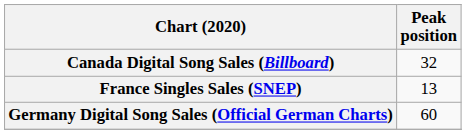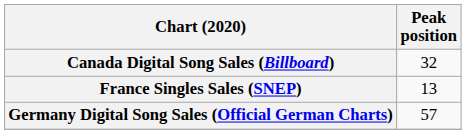(429, 115) 60 -> (429, 115) 57
